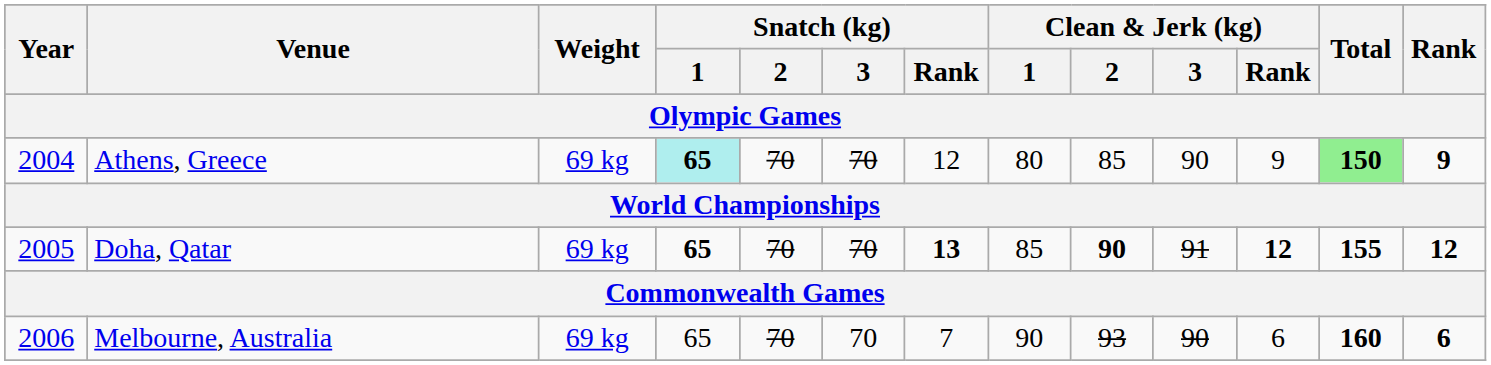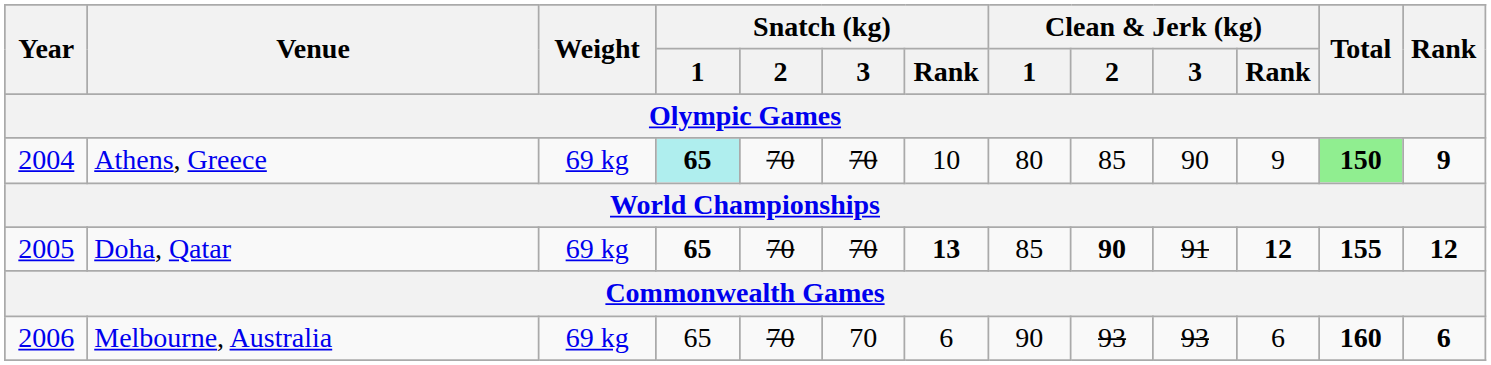(946, 159) 12 -> (946, 159) 10
(946, 337) 7 -> (946, 337) 6
(1195, 337) 90 -> (1195, 337) 93
